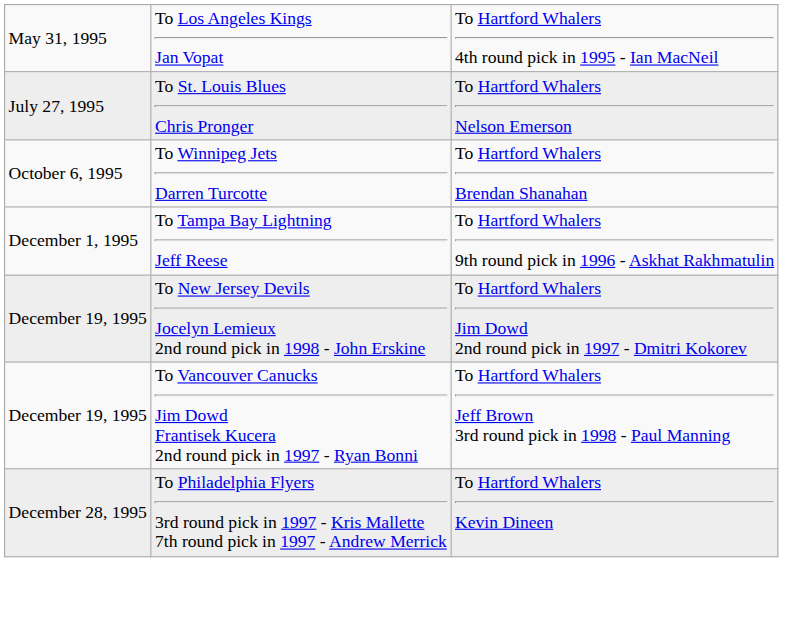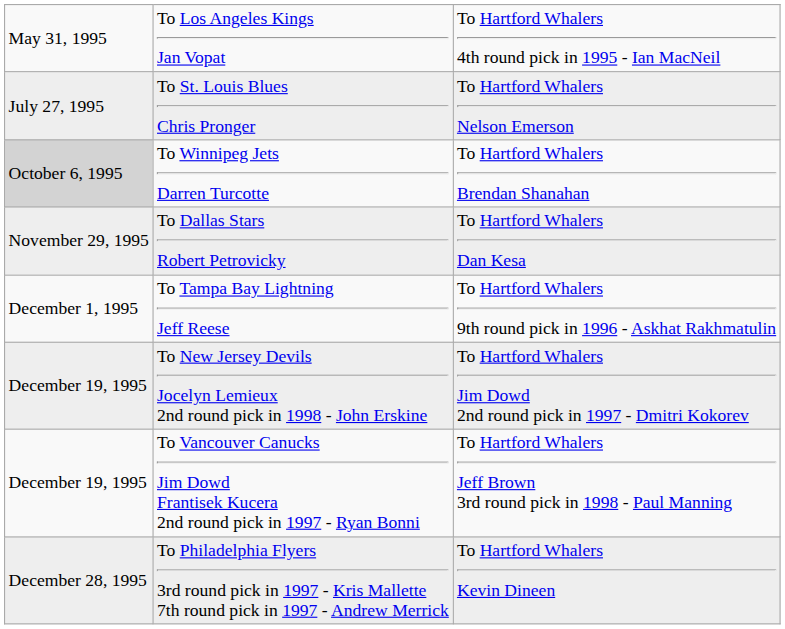(66, 173) no background -> (66, 173) lightgrey background
+ row: (303, 240)
